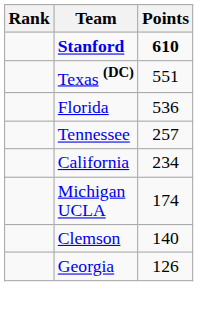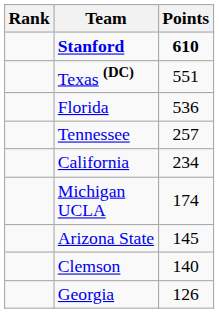+ row: (106, 238)
